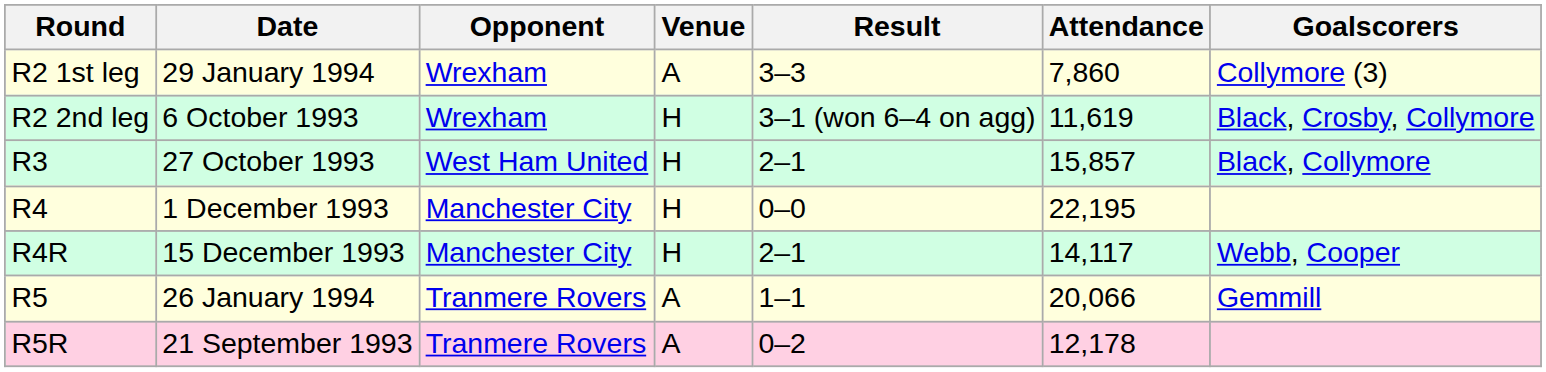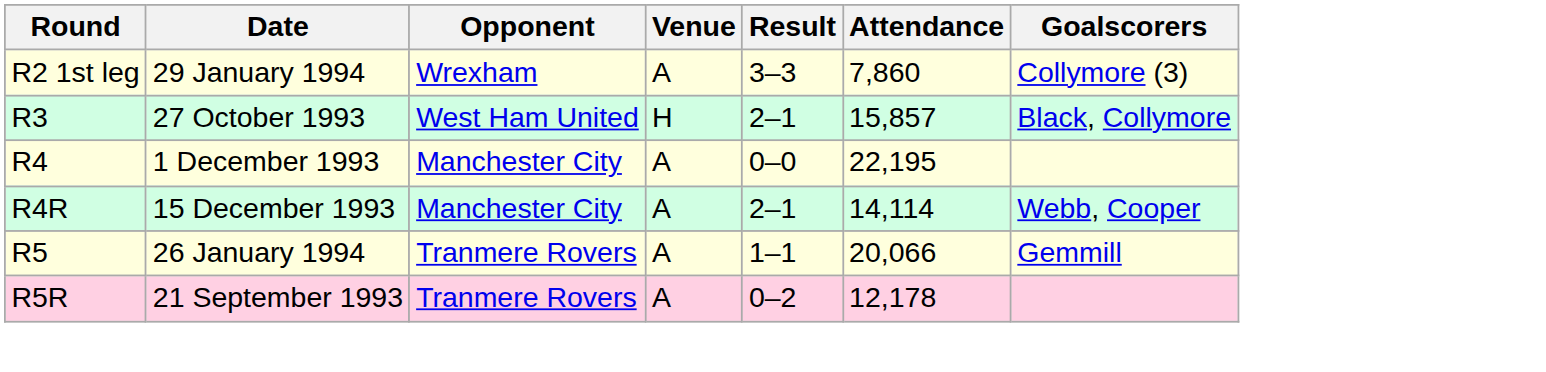- row: (80, 117)
(672, 207) H -> (661, 162) A
(672, 252) H -> (661, 207) A
(1091, 252) 14,117 -> (892, 207) 14,114
